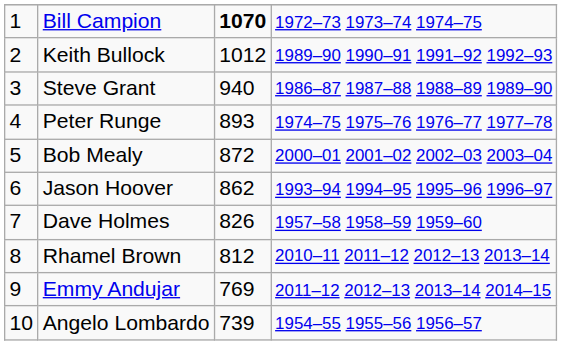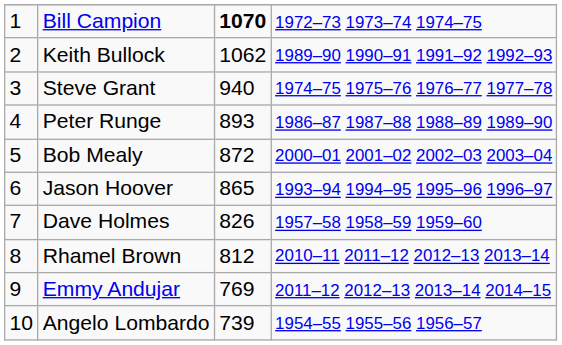(243, 54) 1012 -> (243, 54) 1062
(414, 88) 1986–87 1987–88 1988–89 1989–90 -> (414, 88) 1974–75 1975–76 1976–77 1977–78
(414, 122) 1974–75 1975–76 1976–77 1977–78 -> (414, 122) 1986–87 1987–88 1988–89 1989–90
(237, 188) 862 -> (237, 188) 865
